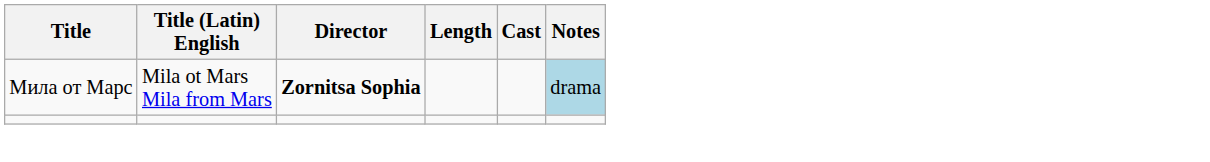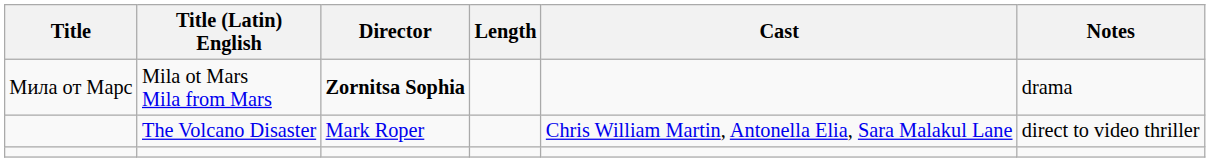(576, 87) lightblue background -> (1047, 87) no background
+ row: (229, 130)
